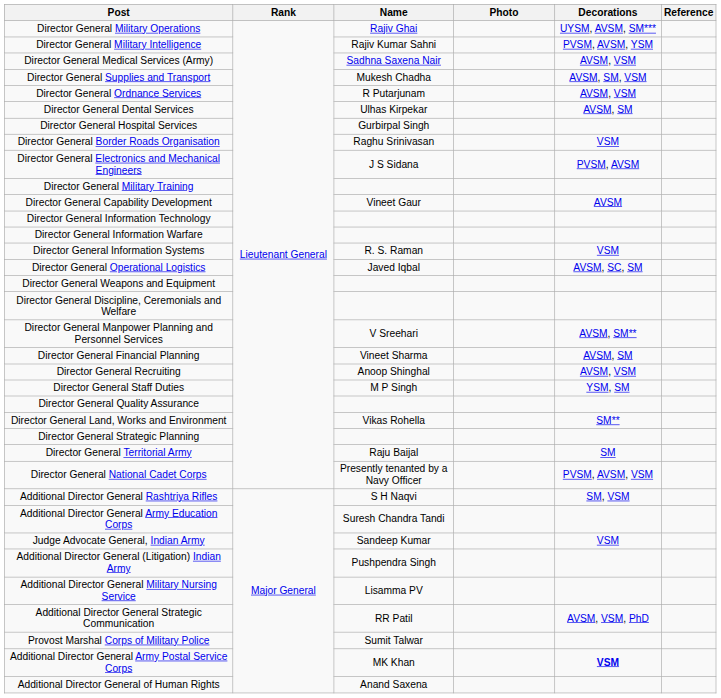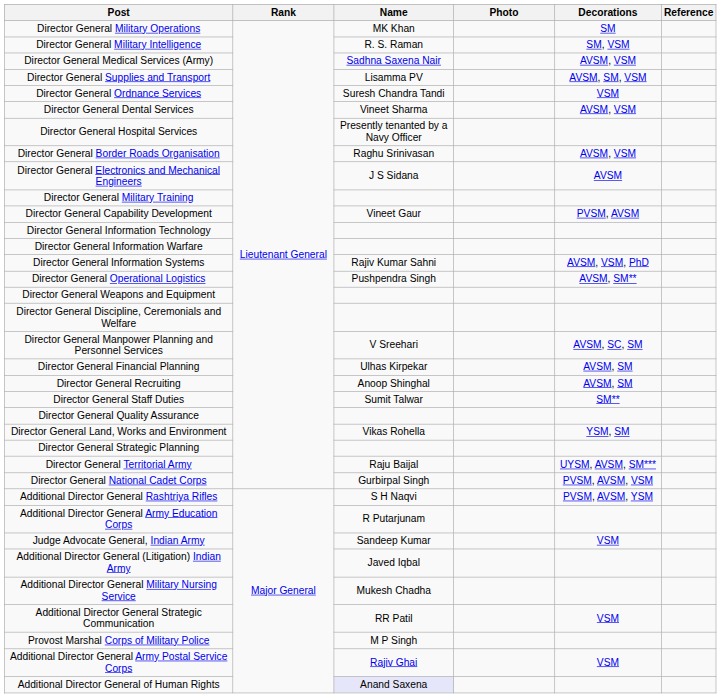(394, 28) Rajiv Ghai -> (394, 28) MK Khan
(608, 28) UYSM, AVSM, SM*** -> (608, 28) SM
(394, 45) Rajiv Kumar Sahni -> (394, 45) R. S. Raman
(608, 45) PVSM, AVSM, YSM -> (608, 45) SM, VSM
(394, 77) Mukesh Chadha -> (394, 77) Lisamma PV
(394, 93) R Putarjunam -> (394, 93) Suresh Chandra Tandi
(608, 93) AVSM, VSM -> (608, 93) VSM
(394, 110) Ulhas Kirpekar -> (394, 110) Vineet Sharma
(608, 110) AVSM, SM -> (608, 110) AVSM, VSM
(394, 126) Gurbirpal Singh -> (394, 132) Presently tenanted by a Navy Officer
(608, 142) VSM -> (608, 154) AVSM, VSM
(608, 164) PVSM, AVSM -> (608, 176) AVSM
(608, 202) AVSM -> (608, 214) PVSM, AVSM
(394, 251) R. S. Raman -> (394, 263) Rajiv Kumar Sahni
(608, 251) VSM -> (608, 263) AVSM, VSM, PhD
(394, 267) Javed Iqbal -> (394, 279) Pushpendra Singh
(608, 267) AVSM, SC, SM -> (608, 279) AVSM, SM**
(608, 333) AVSM, SM** -> (608, 345) AVSM, SC, SM
(394, 355) Vineet Sharma -> (394, 367) Ulhas Kirpekar
(608, 371) AVSM, VSM -> (608, 383) AVSM, SM
(394, 388) M P Singh -> (394, 399) Sumit Talwar
(608, 388) YSM, SM -> (608, 399) SM**
(608, 420) SM** -> (608, 432) YSM, SM
(608, 453) SM -> (608, 464) UYSM, AVSM, SM***
(394, 475) Presently tenanted by a Navy Officer -> (394, 480) Gurbirpal Singh
(608, 497) SM, VSM -> (608, 497) PVSM, AVSM, YSM
(394, 519) Suresh Chandra Tandi -> (394, 519) R Putarjunam
(394, 563) Pushpendra Singh -> (394, 563) Javed Iqbal
(394, 590) Lisamma PV -> (394, 590) Mukesh Chadha
(608, 618) AVSM, VSM, PhD -> (608, 618) VSM
(394, 640) Sumit Talwar -> (394, 640) M P Singh
(394, 662) MK Khan -> (394, 662) Rajiv Ghai
(608, 662) bold -> (608, 662) normal
(394, 684) no background -> (394, 684) lavender background
